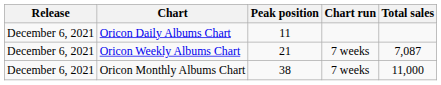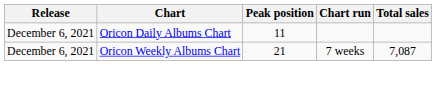- row: (173, 70)
